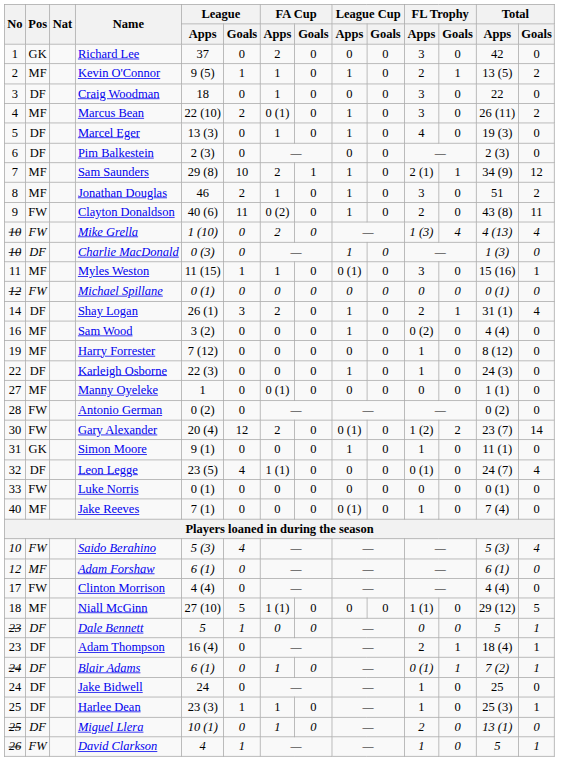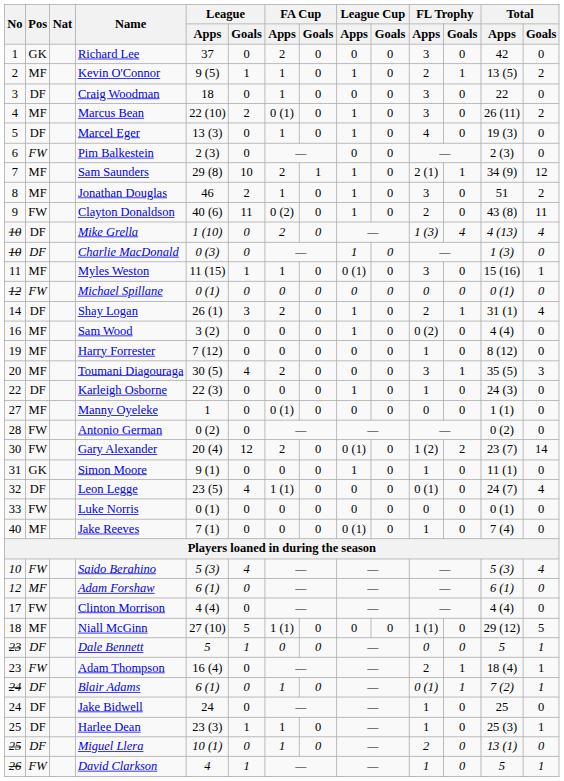(38, 152) DF -> (38, 152) FW
(38, 232) FW -> (38, 232) DF
+ row: (131, 370)
(38, 647) DF -> (38, 667) FW
